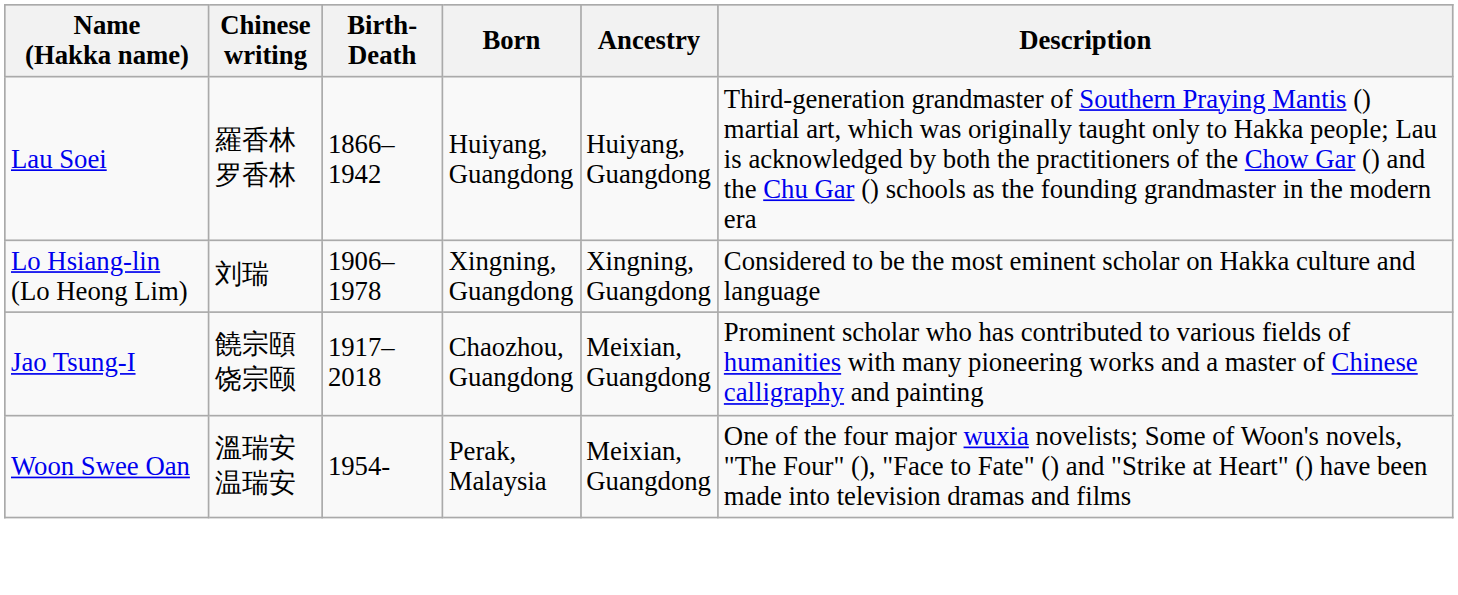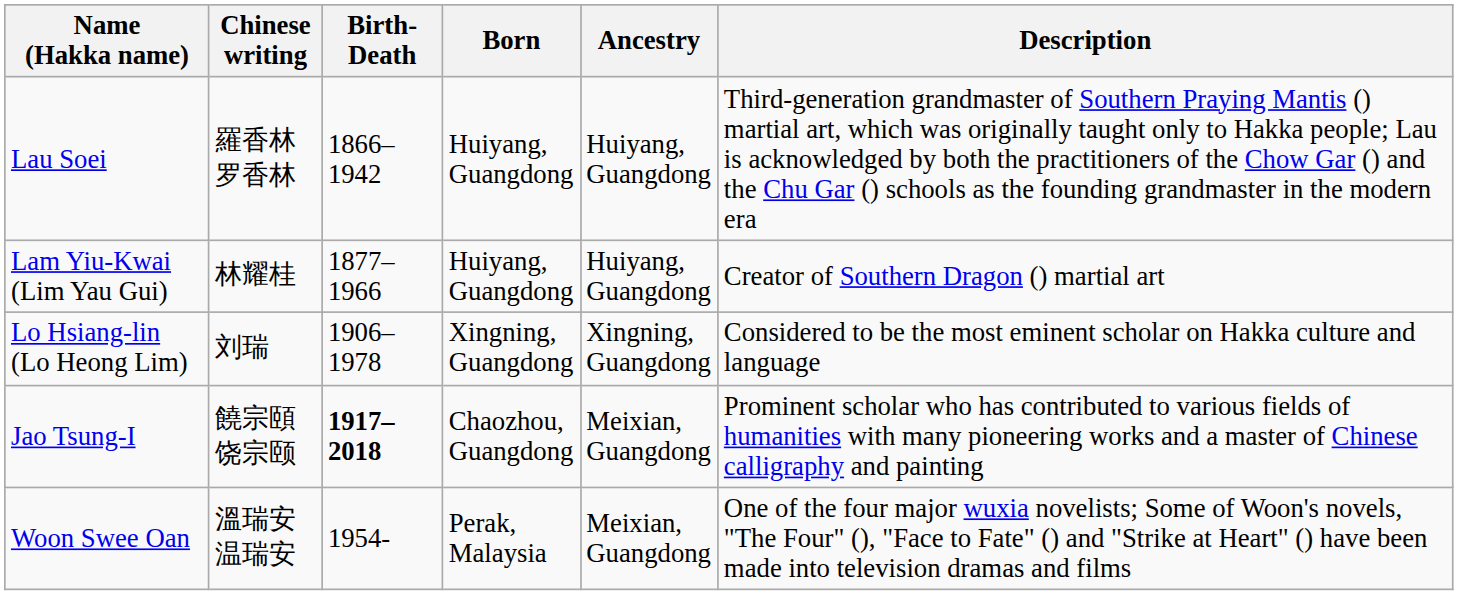+ row: (91, 275)
(361, 363) normal -> (361, 435) bold
